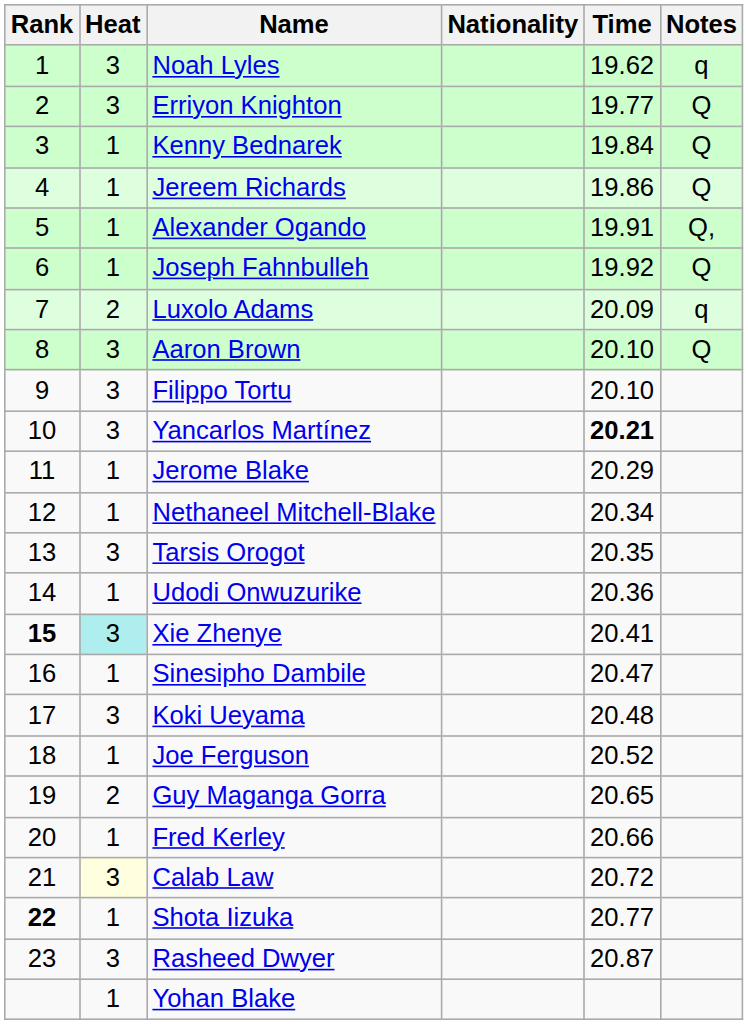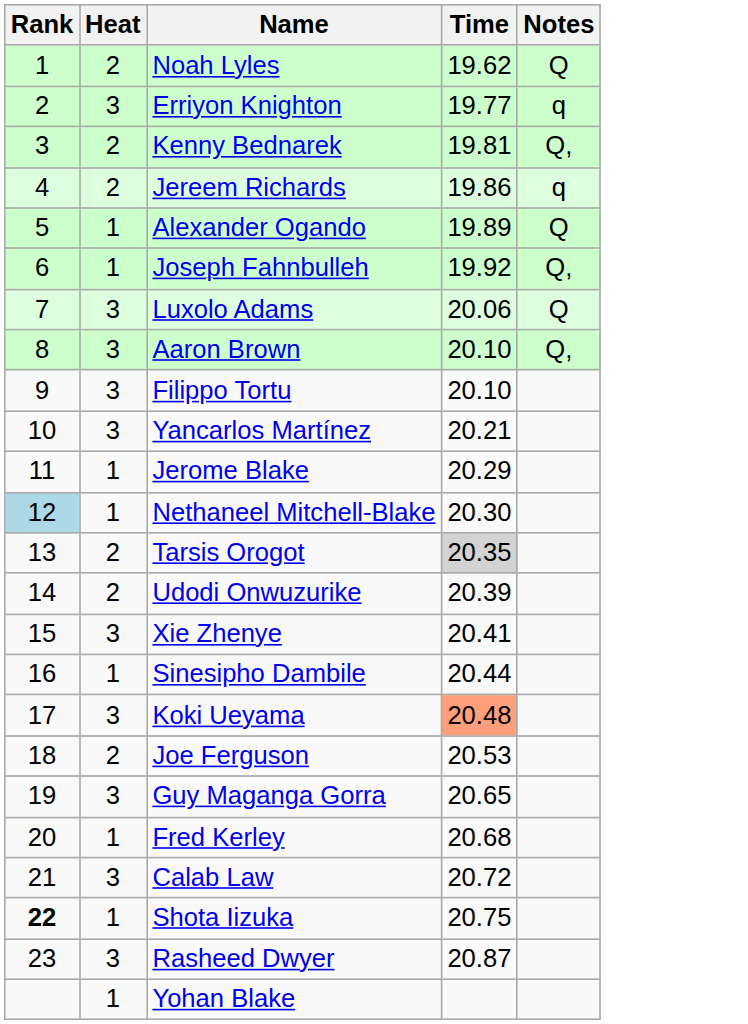- column: (513, 24)
(113, 65) 3 -> (113, 65) 2
(701, 65) q -> (559, 65) Q
(701, 106) Q -> (559, 106) q
(113, 146) 1 -> (113, 146) 2
(622, 146) 19.84 -> (479, 146) 19.81
(701, 146) Q -> (559, 146) Q,
(113, 187) 1 -> (113, 187) 2
(701, 187) Q -> (559, 187) q
(622, 227) 19.91 -> (479, 227) 19.89
(701, 227) Q, -> (559, 227) Q
(701, 268) Q -> (559, 268) Q,
(113, 308) 2 -> (113, 308) 3
(622, 308) 20.09 -> (479, 308) 20.06
(701, 308) q -> (559, 308) Q
(701, 349) Q -> (559, 349) Q,
(622, 430) bold -> (479, 430) normal
(42, 512) no background -> (42, 512) lightblue background
(622, 512) 20.34 -> (479, 512) 20.30
(113, 552) 3 -> (113, 552) 2
(622, 552) no background -> (479, 552) lightgrey background
(113, 593) 1 -> (113, 593) 2
(622, 593) 20.36 -> (479, 593) 20.39
(42, 633) bold -> (42, 633) normal
(113, 633) paleturquoise background -> (113, 633) no background
(622, 674) 20.47 -> (479, 674) 20.44
(622, 715) no background -> (479, 715) lightsalmon background
(113, 755) 1 -> (113, 755) 2
(622, 755) 20.52 -> (479, 755) 20.53
(113, 796) 2 -> (113, 796) 3
(622, 836) 20.66 -> (479, 836) 20.68
(113, 877) lightyellow background -> (113, 877) no background
(622, 918) 20.77 -> (479, 918) 20.75
